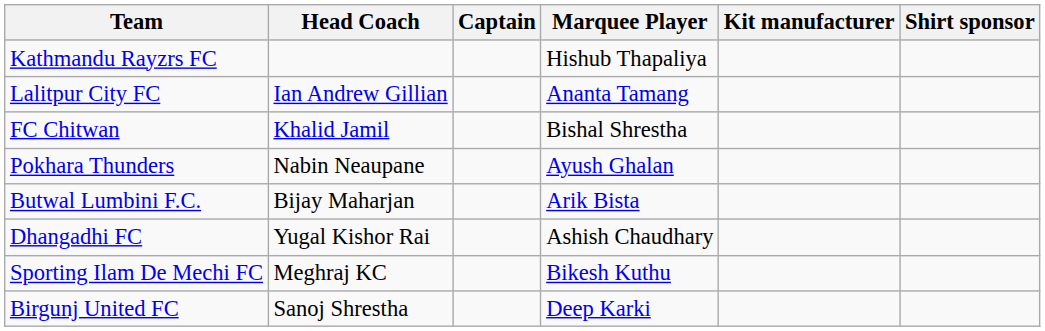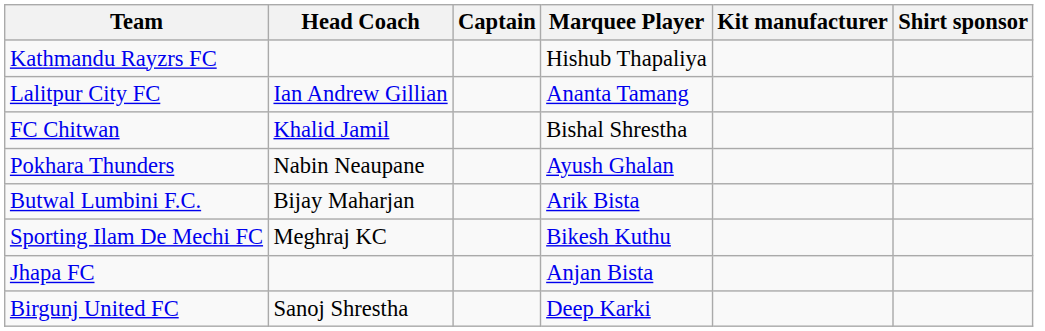- row: (76, 237)
+ row: (52, 272)
